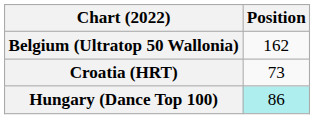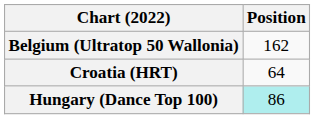(276, 72) 73 -> (276, 72) 64
